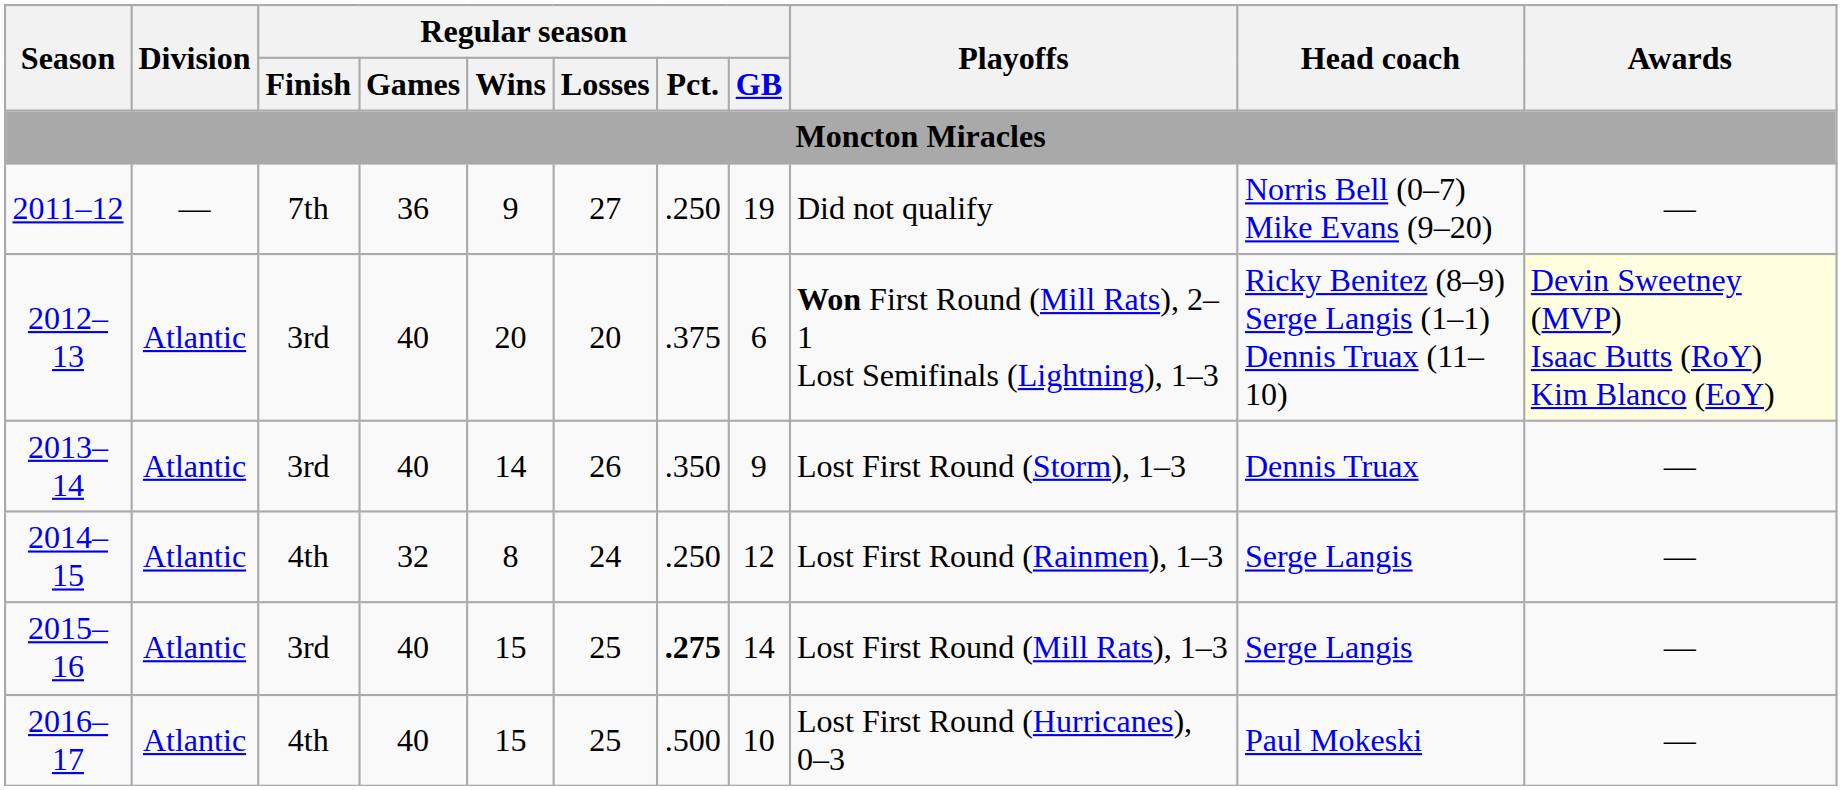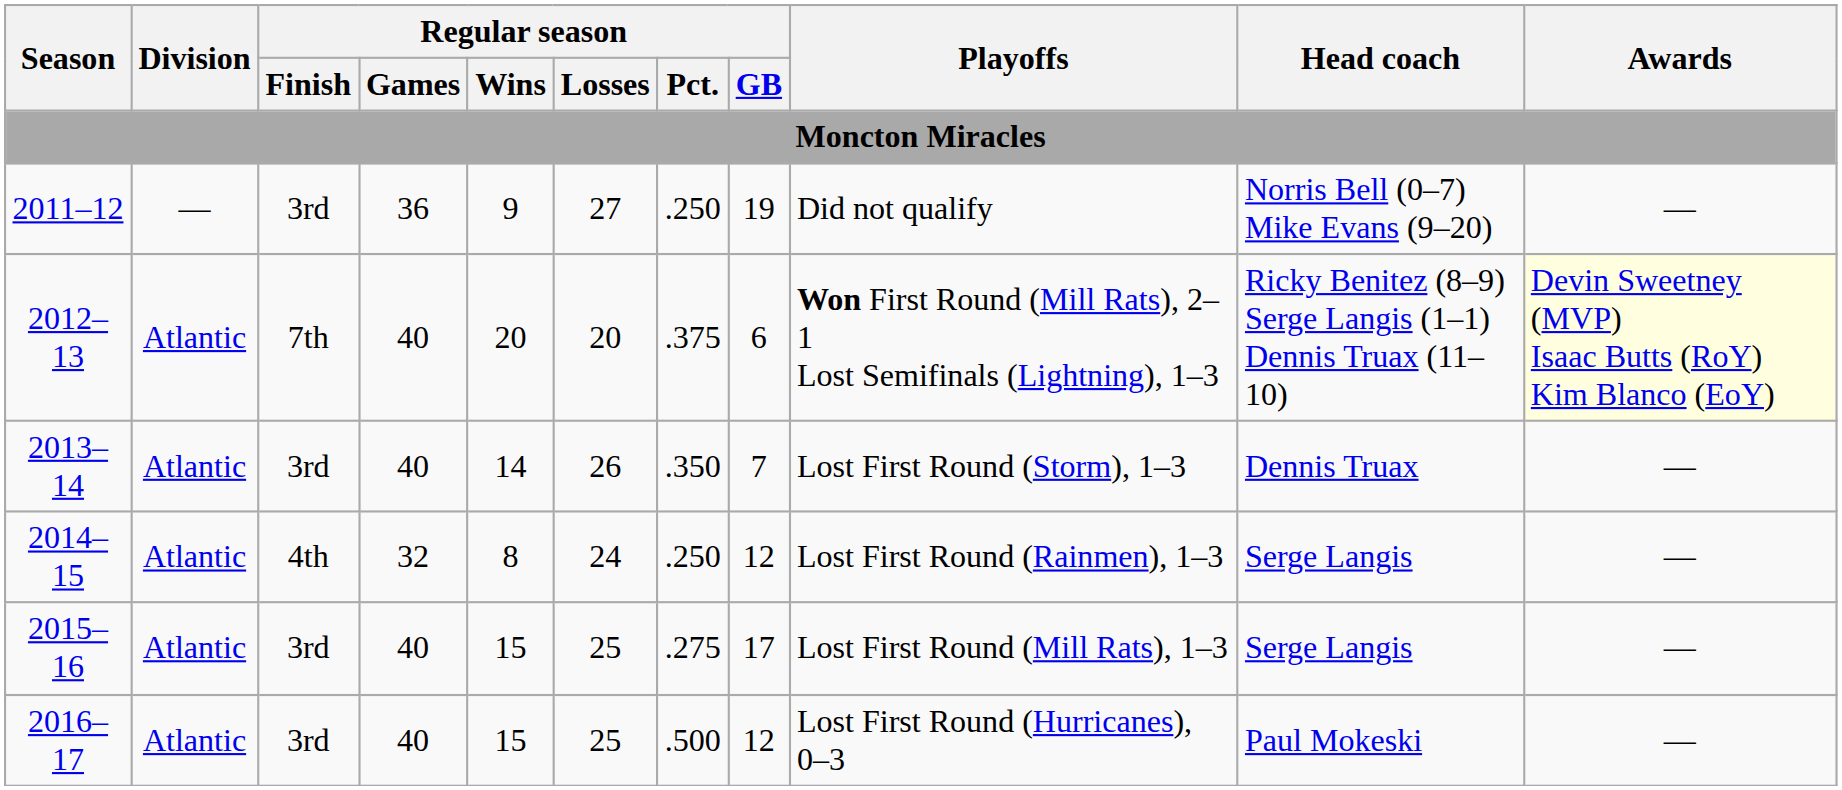(308, 208) 7th -> (308, 208) 3rd
(308, 337) 3rd -> (308, 337) 7th
(759, 466) 9 -> (759, 466) 7
(693, 648) bold -> (693, 648) normal
(759, 648) 14 -> (759, 648) 17
(308, 739) 4th -> (308, 739) 3rd
(759, 739) 10 -> (759, 739) 12
